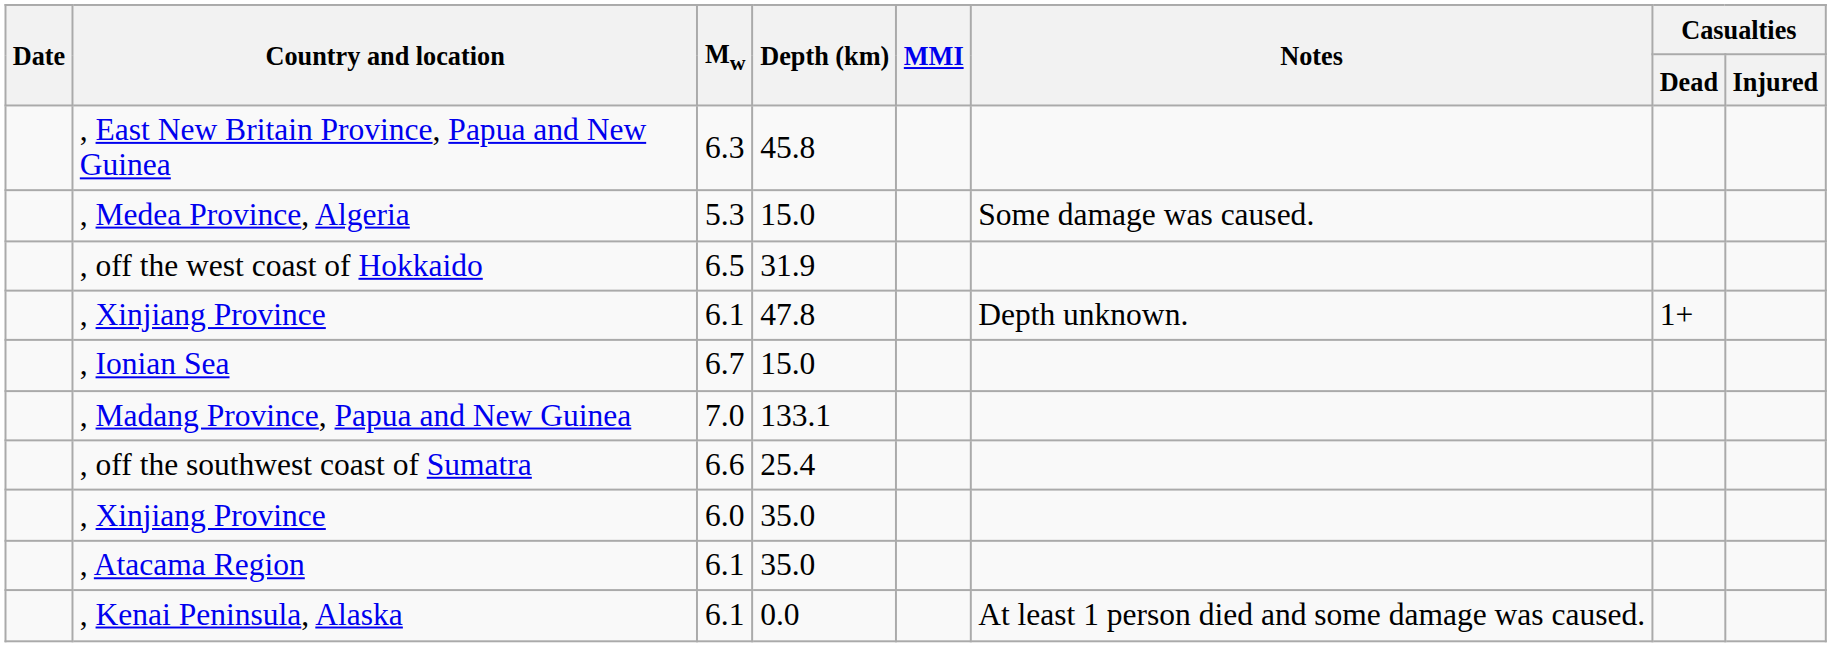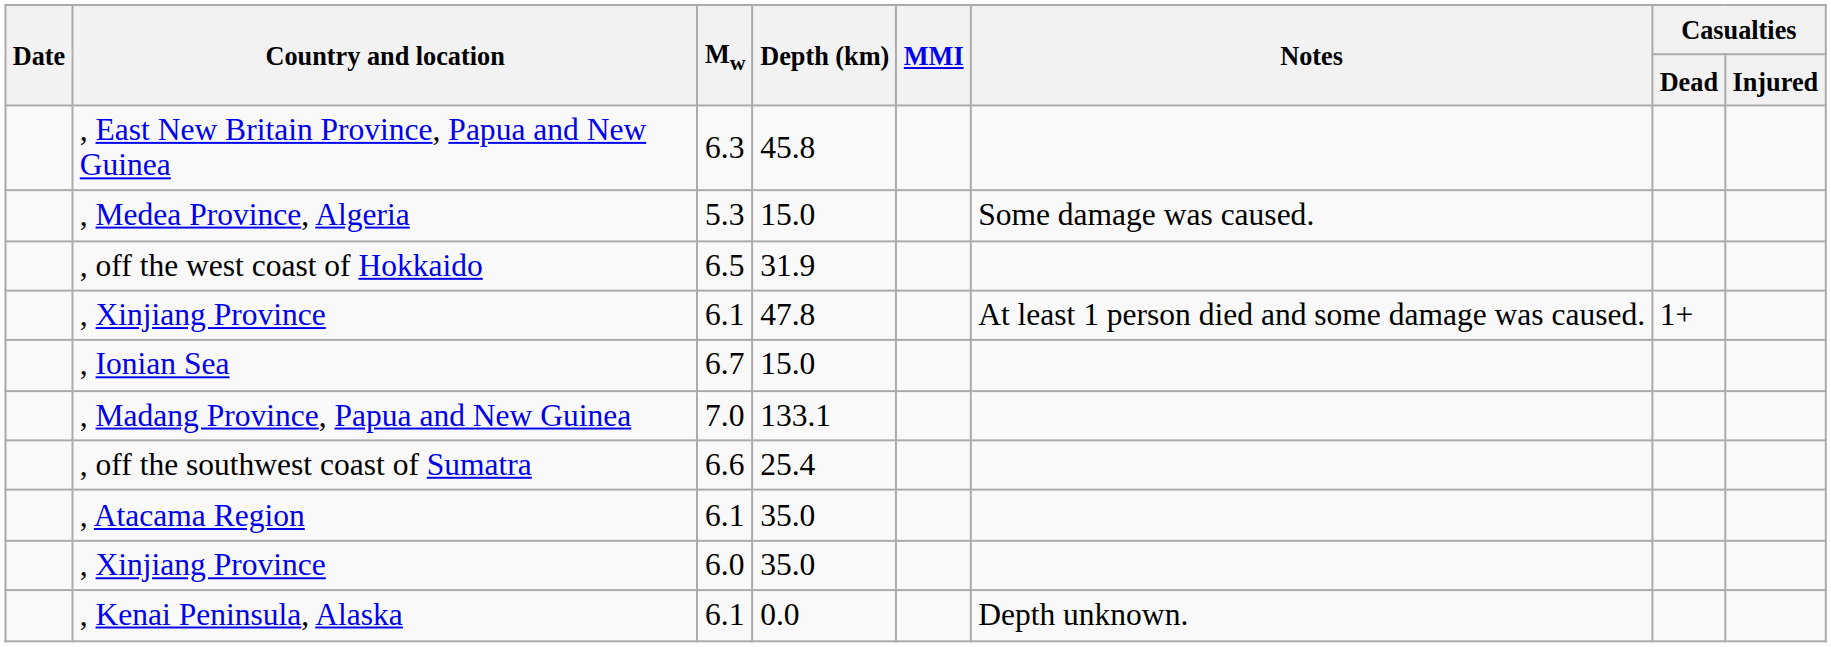(1083, 314) Depth unknown. -> (1312, 314) At least 1 person died and some damage was caused.
rows swapped: (192, 564) <-> (203, 514)
(1312, 614) At least 1 person died and some damage was caused. -> (1083, 614) Depth unknown.
